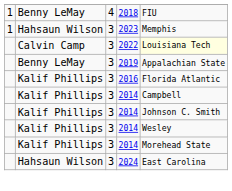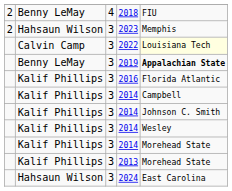(10, 13) 1 -> (10, 13) 2
(10, 29) 1 -> (10, 29) 2
(184, 62) normal -> (184, 62) bold
+ row: (60, 161)
